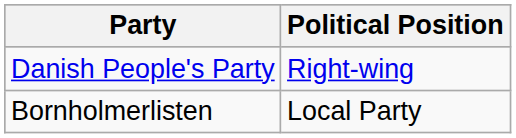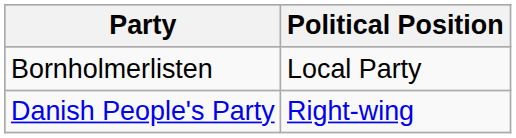rows swapped: (143, 68) <-> (112, 111)
